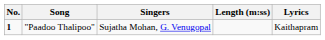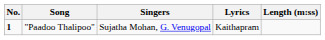columns swapped: (296, 12) <-> (243, 12)
